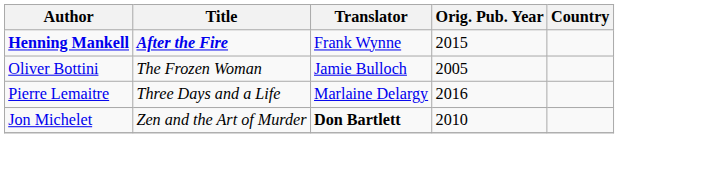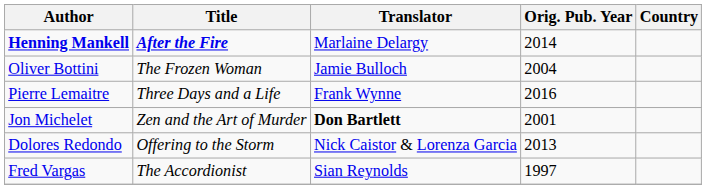(358, 42) Frank Wynne -> (371, 42) Marlaine Delargy
(452, 42) 2015 -> (540, 42) 2014
(452, 68) 2005 -> (540, 68) 2004
(371, 94) Marlaine Delargy -> (358, 94) Frank Wynne
(452, 119) 2010 -> (540, 119) 2001
+ row: (65, 145)
+ row: (47, 171)
